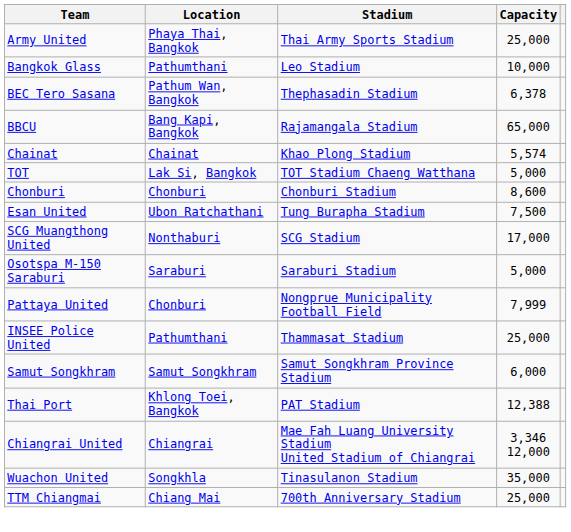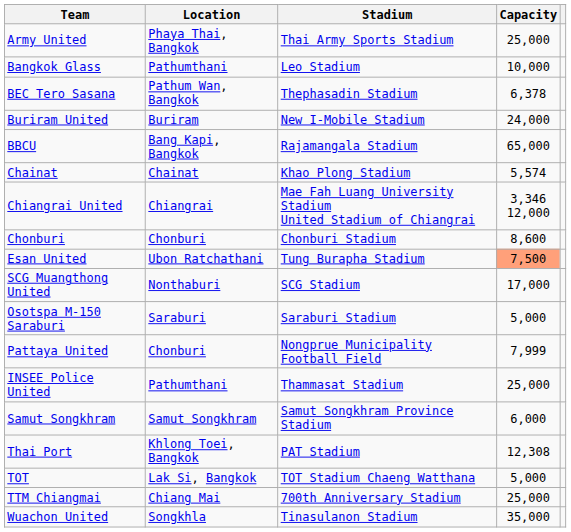+ row: (58, 120)
rows swapped: (65, 445) <-> (18, 173)
(528, 212) no background -> (528, 259) lightsalmon background
(528, 404) 12,388 -> (528, 451) 12,308
rows swapped: (54, 497) <-> (58, 478)
